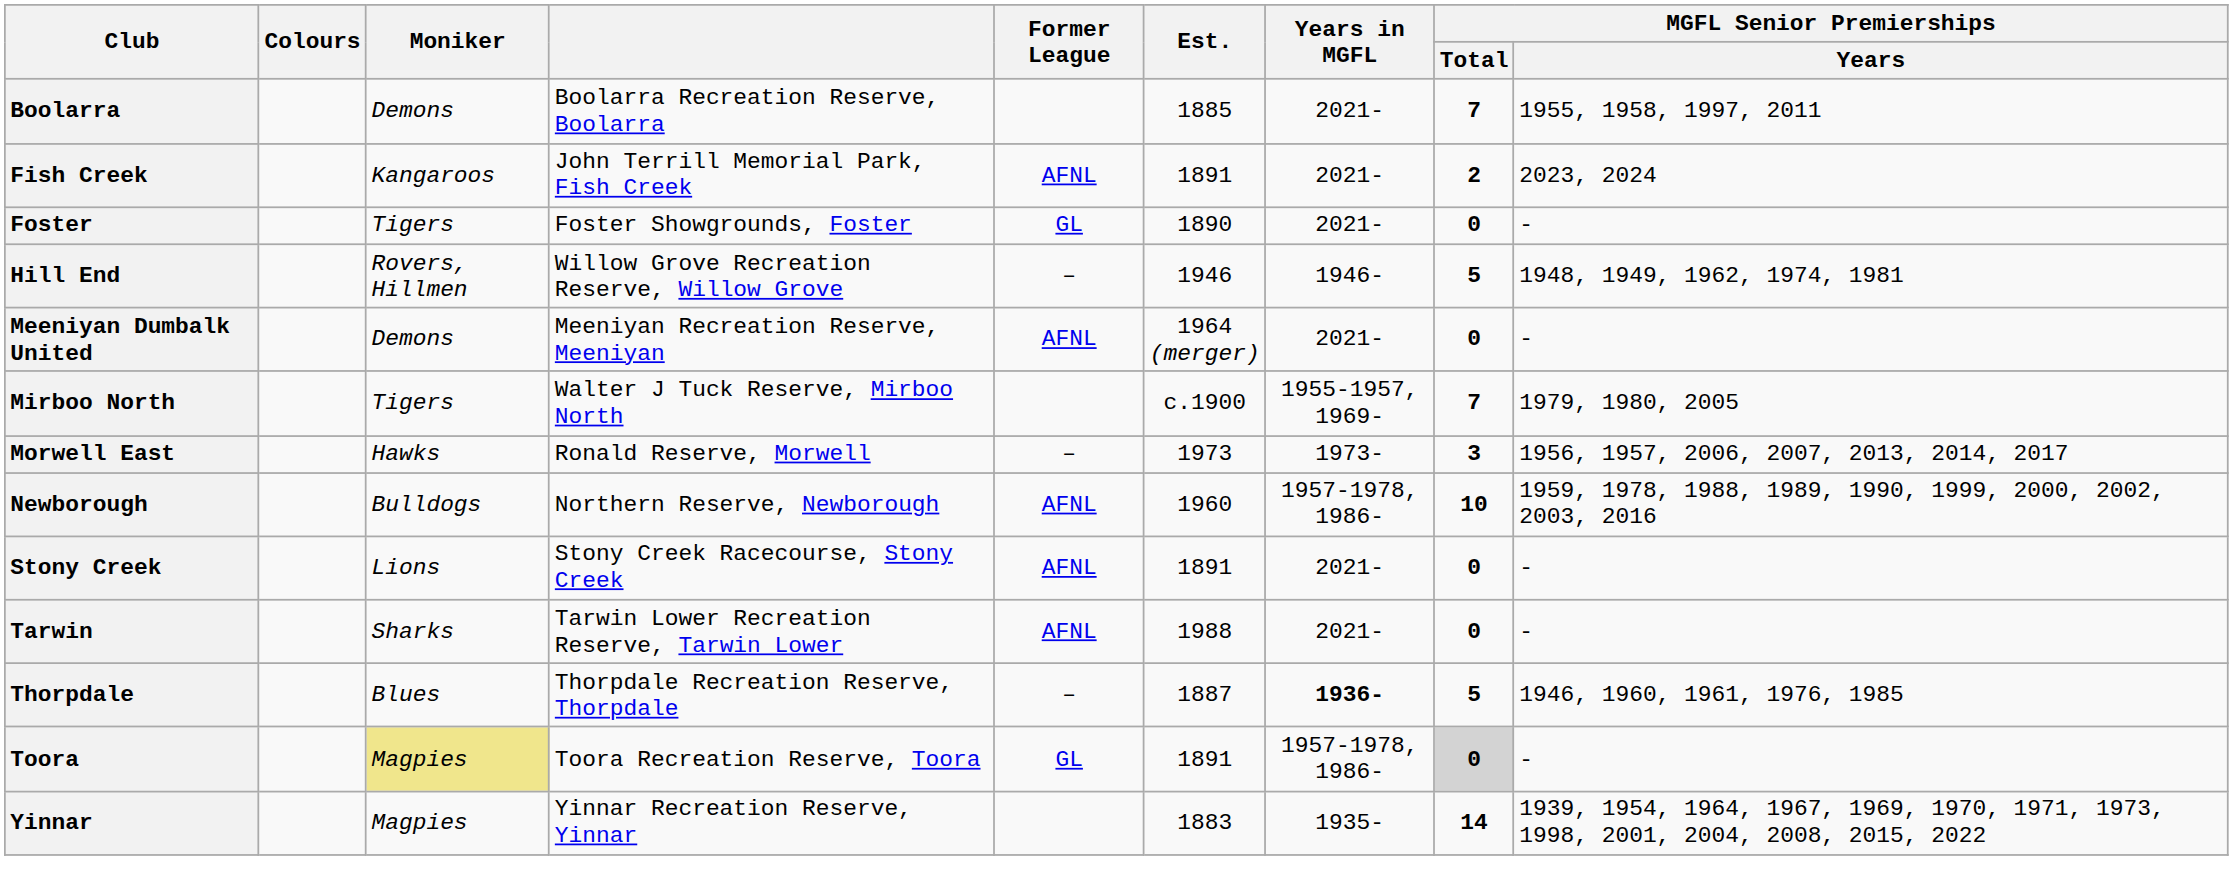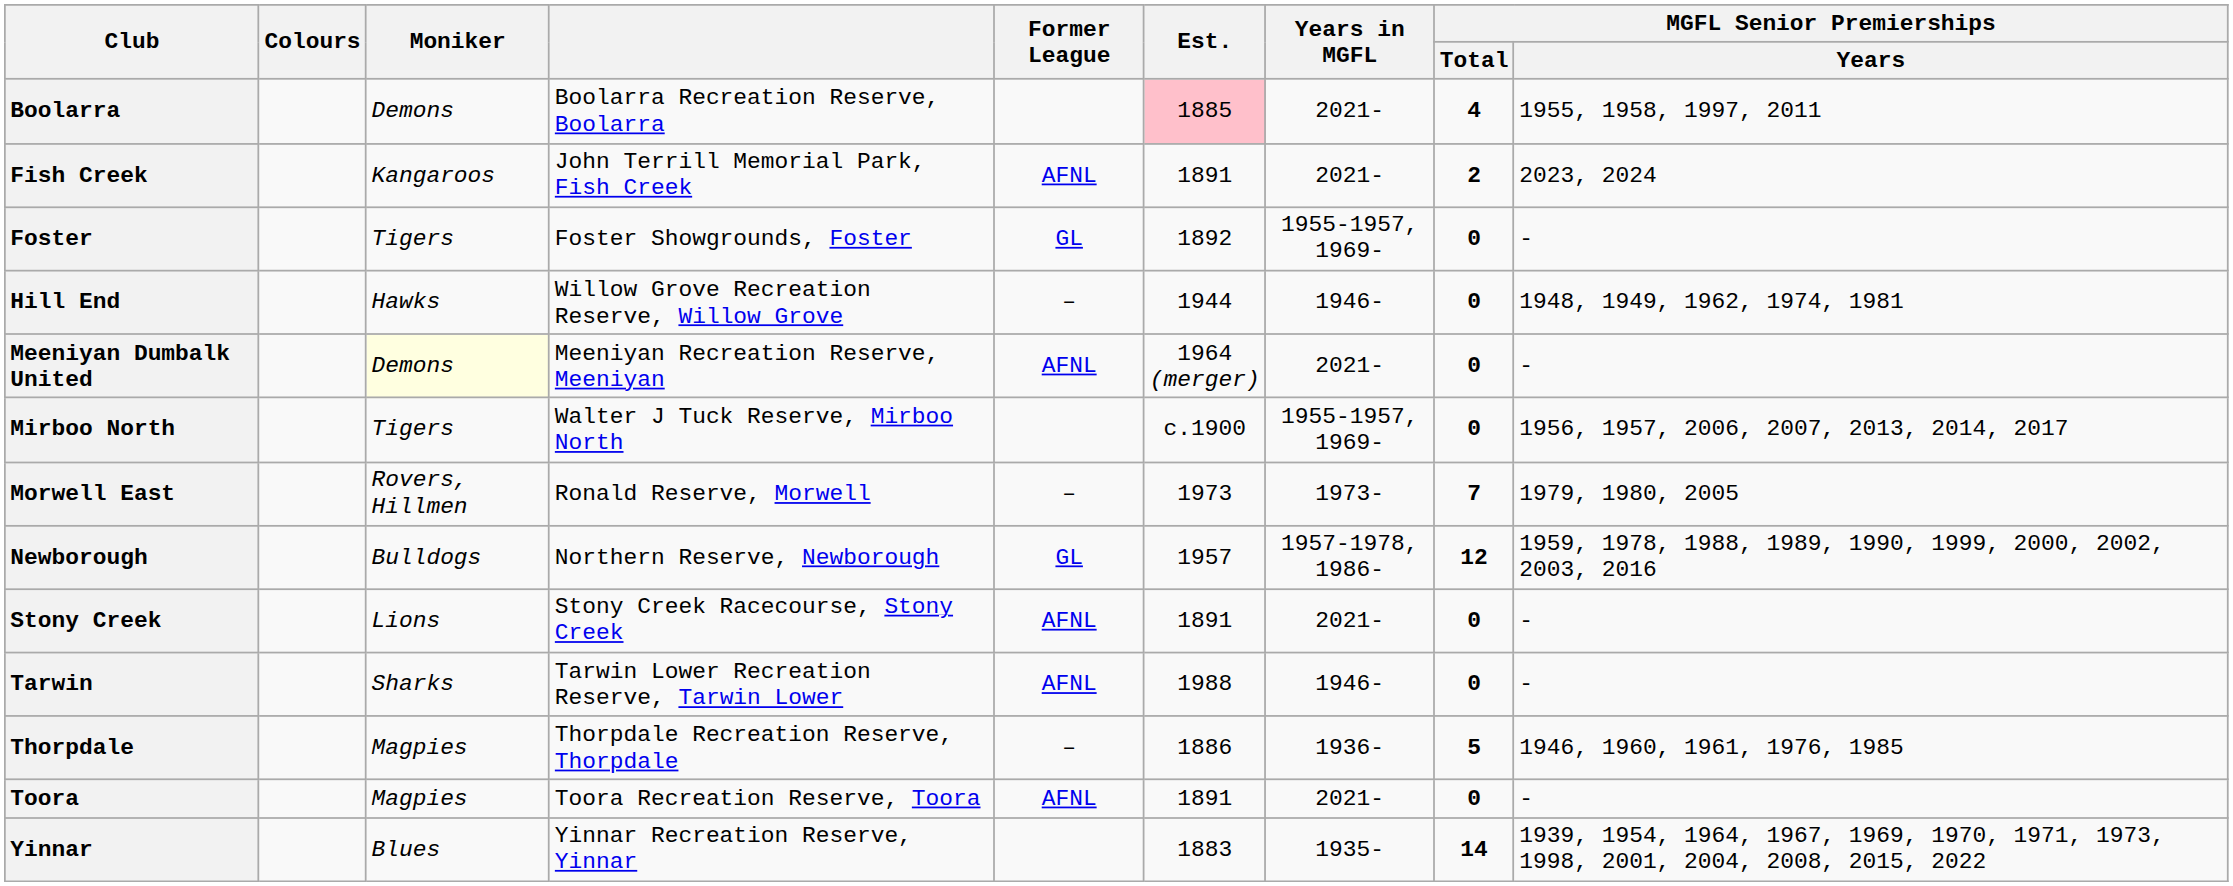(1205, 111) no background -> (1205, 111) pink background
(1474, 111) 7 -> (1474, 111) 4
(1205, 225) 1890 -> (1205, 239) 1892
(1350, 225) 2021- -> (1350, 239) 1955-1957, 1969-
(420, 276) Rovers, Hillmen -> (406, 302) Hawks
(1205, 276) 1946 -> (1205, 302) 1944
(1474, 276) 5 -> (1474, 302) 0
(413, 340) no background -> (413, 366) lightyellow background
(1474, 403) 7 -> (1474, 430) 0
(1629, 403) 1979, 1980, 2005 -> (1794, 430) 1956, 1957, 2006, 2007, 2013, 2014, 2017
(406, 454) Hawks -> (420, 493) Rovers, Hillmen
(1474, 454) 3 -> (1474, 493) 7
(1794, 454) 1956, 1957, 2006, 2007, 2013, 2014, 2017 -> (1629, 493) 1979, 1980, 2005
(1069, 504) AFNL -> (1069, 557) GL
(1205, 504) 1960 -> (1205, 557) 1957
(1474, 504) 10 -> (1474, 557) 12
(1350, 632) 2021- -> (1350, 685) 1946-
(406, 695) Blues -> (420, 748) Magpies
(1205, 695) 1887 -> (1205, 748) 1886
(1350, 695) bold -> (1350, 748) normal
(420, 759) khaki background -> (420, 799) no background
(1069, 759) GL -> (1069, 799) AFNL
(1350, 759) 1957-1978, 1986- -> (1350, 799) 2021-
(1474, 759) lightgrey background -> (1474, 799) no background
(420, 823) Magpies -> (406, 849) Blues
